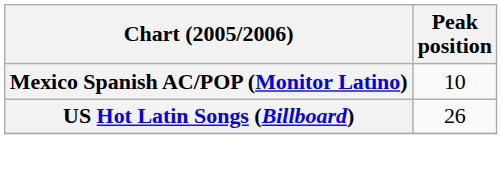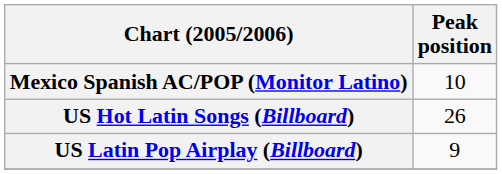+ row: (209, 150)
